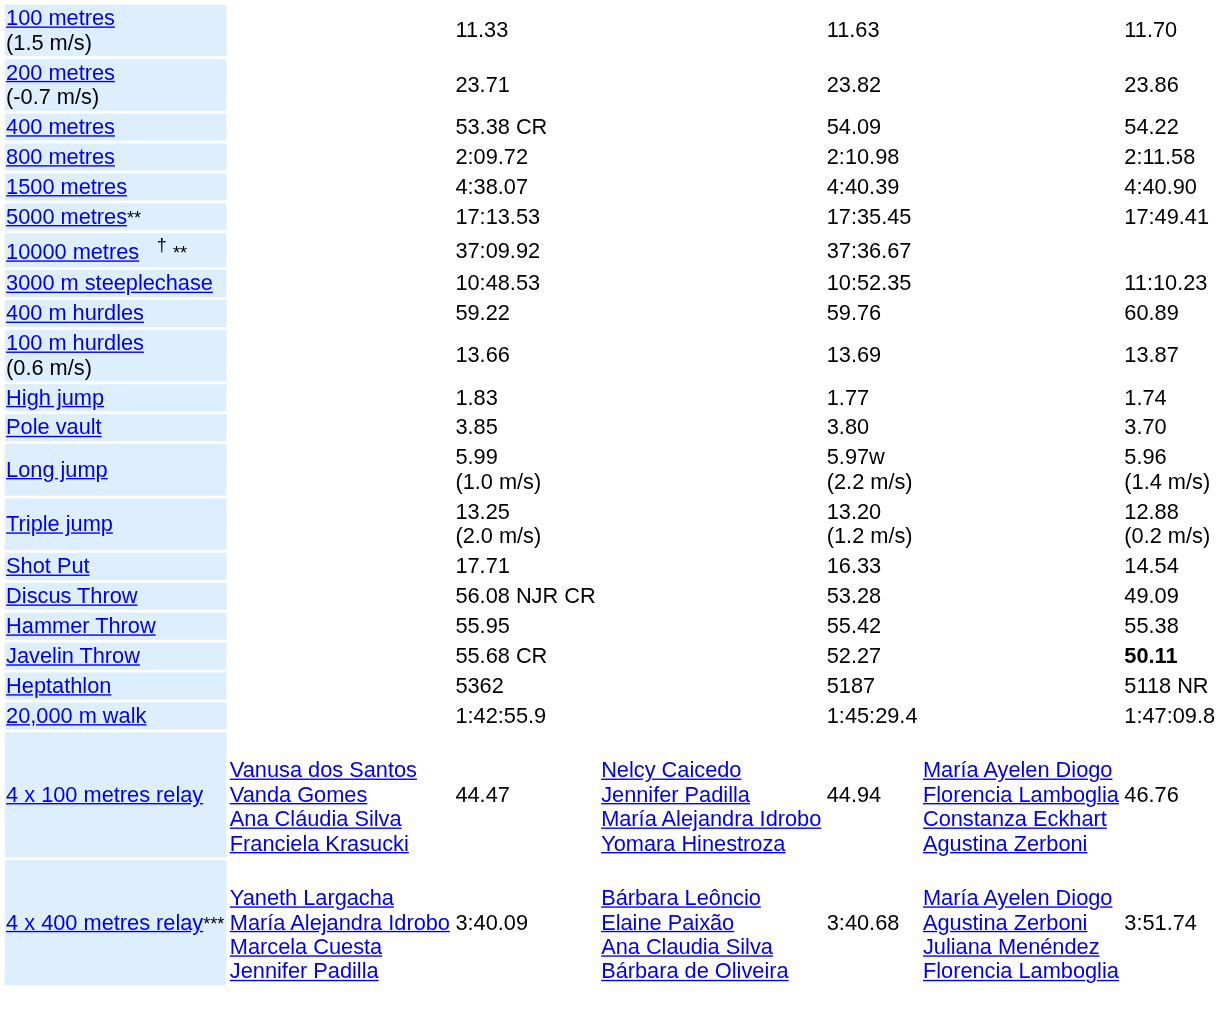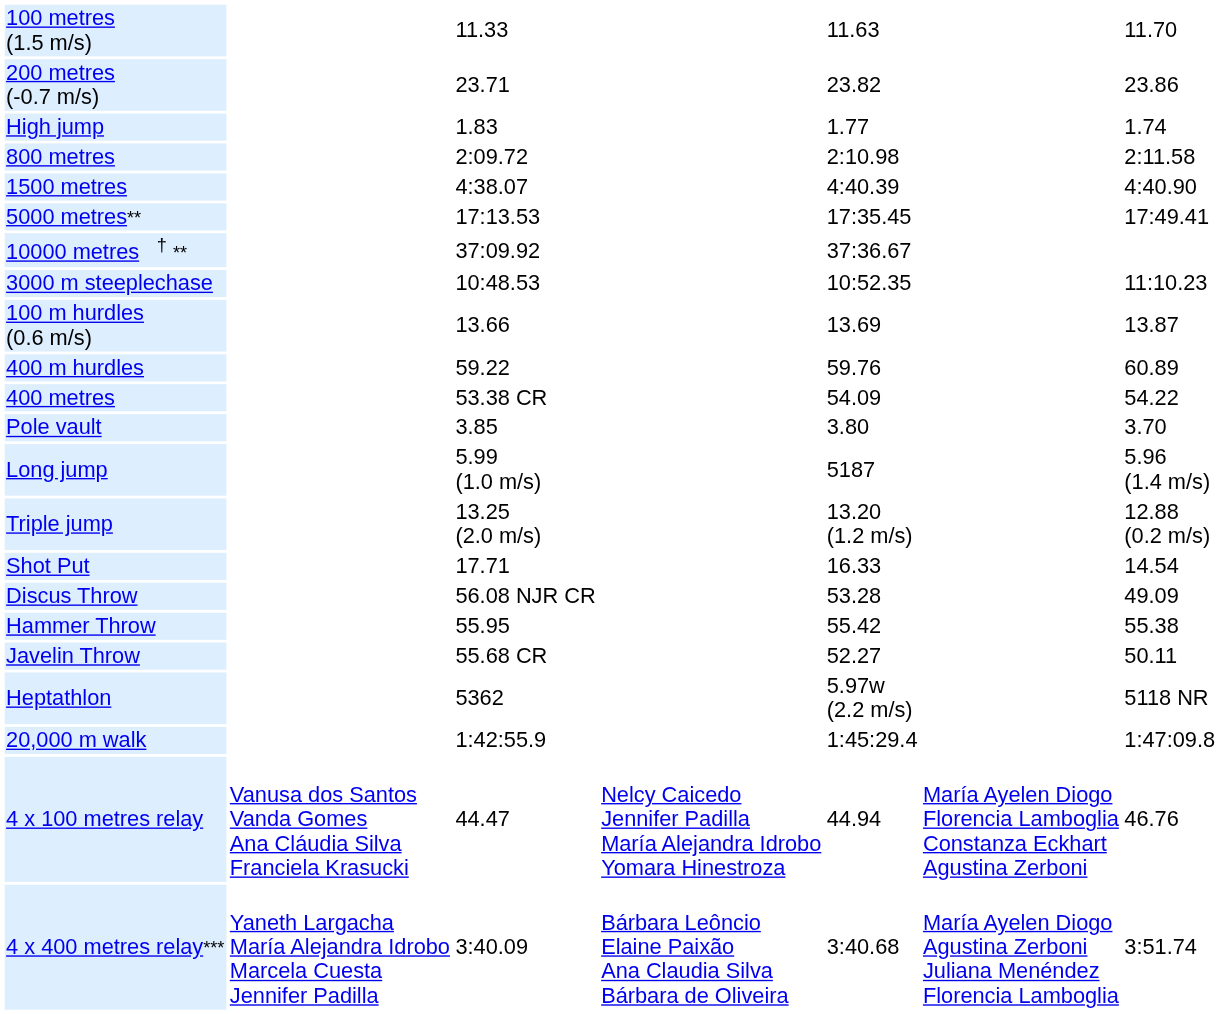rows swapped: (61, 126) <-> (55, 398)
rows swapped: (75, 355) <-> (75, 313)
(870, 470) 5.97w (2.2 m/s) -> (851, 470) 5187
(1151, 656) bold -> (1151, 656) normal
(851, 686) 5187 -> (870, 698) 5.97w (2.2 m/s)
